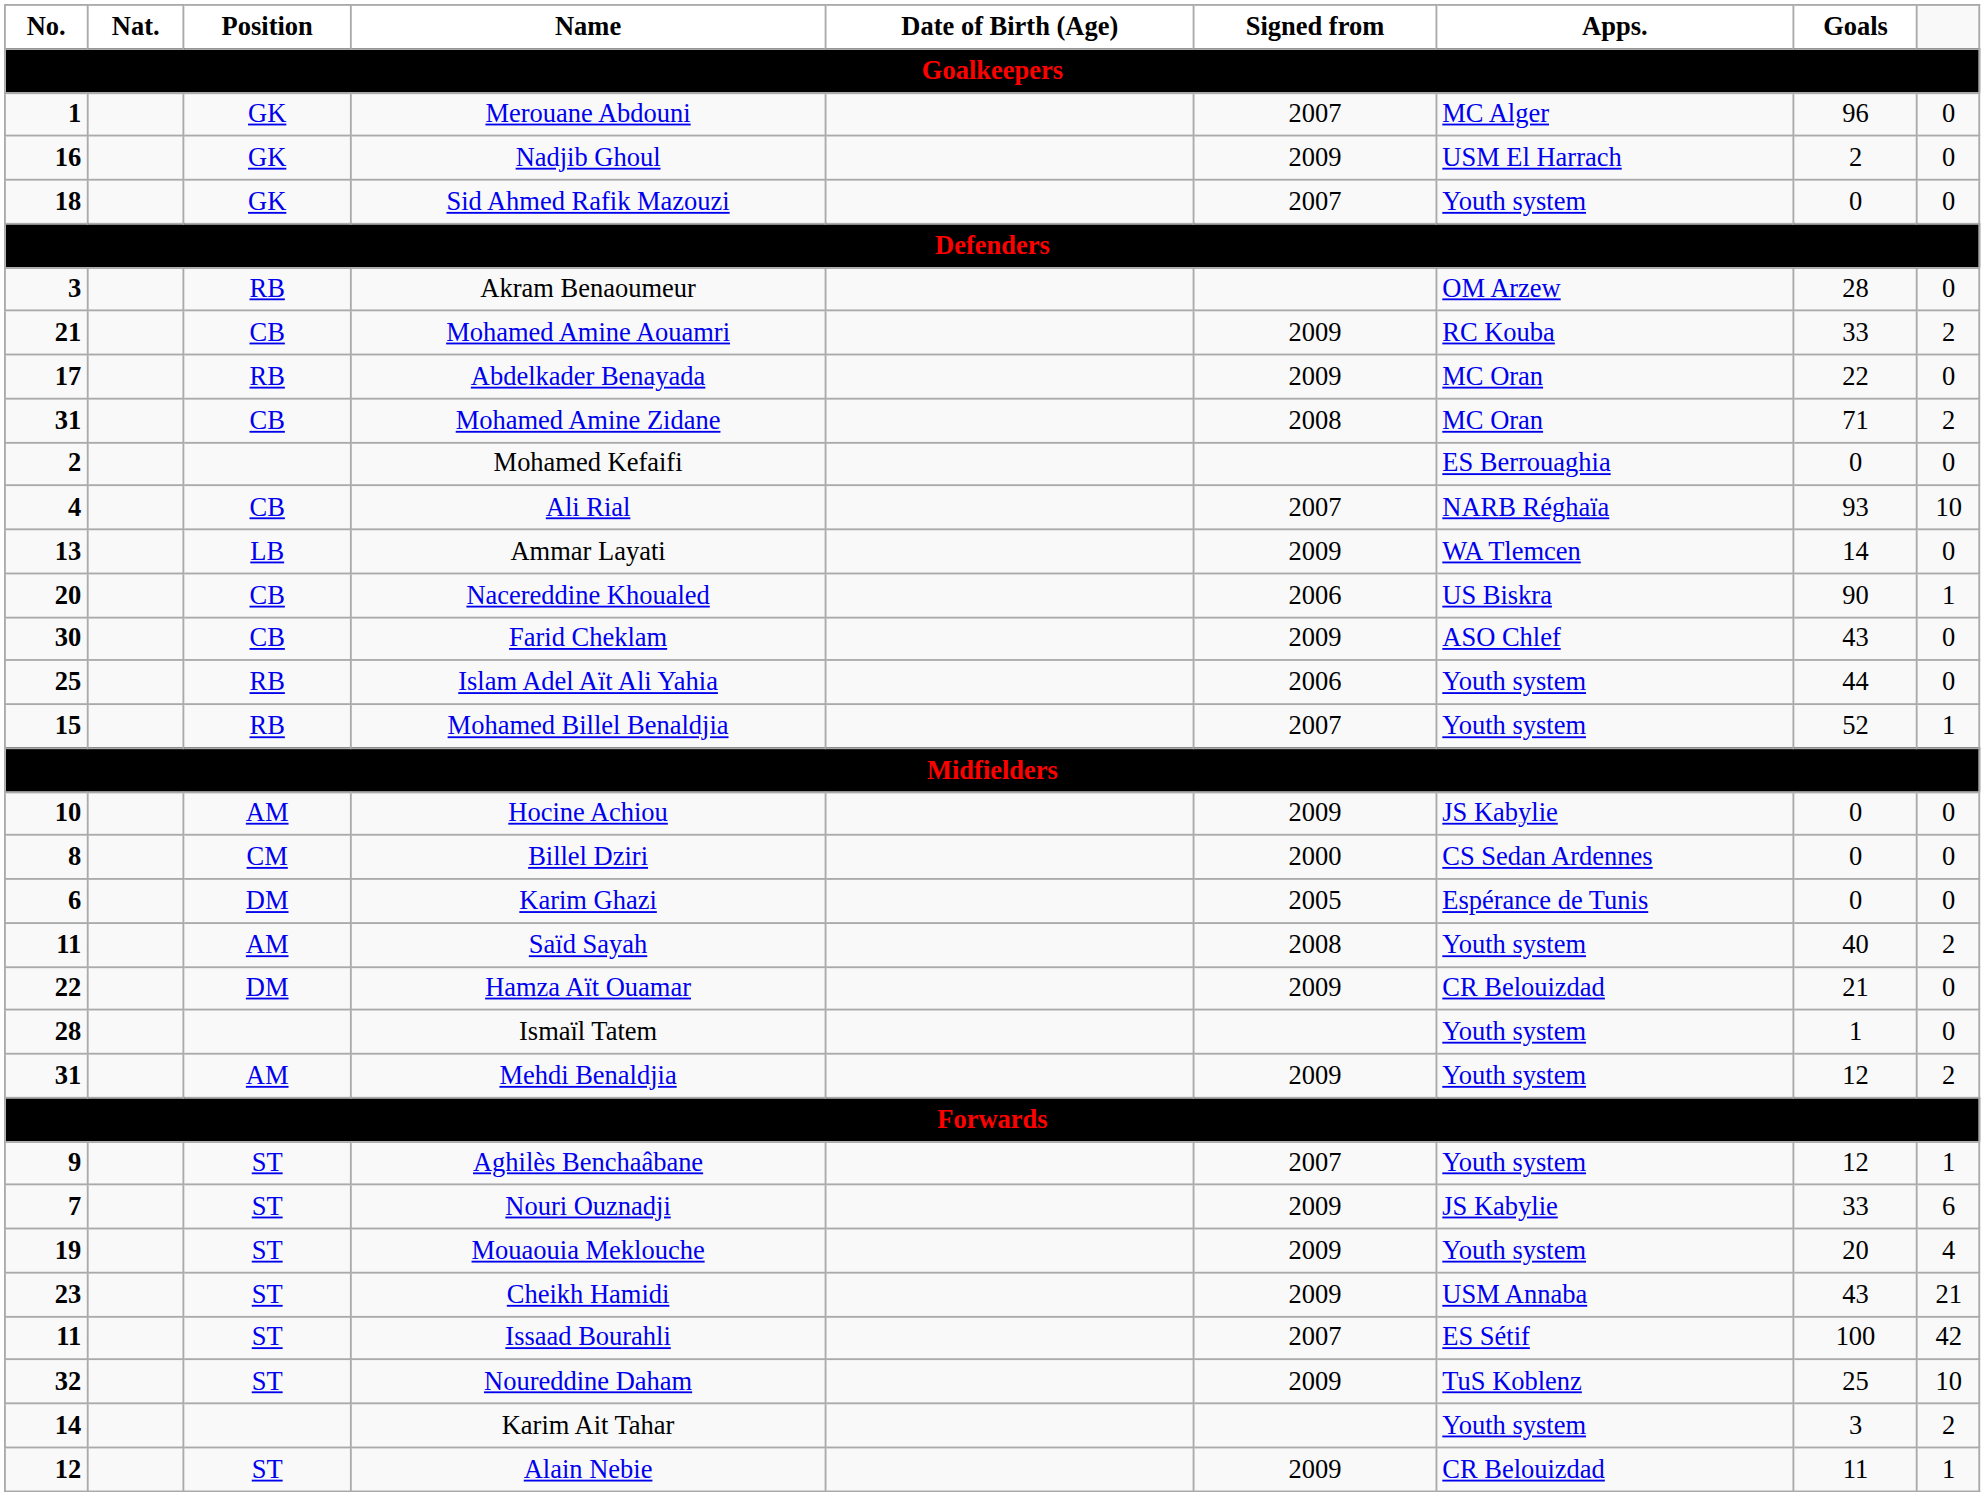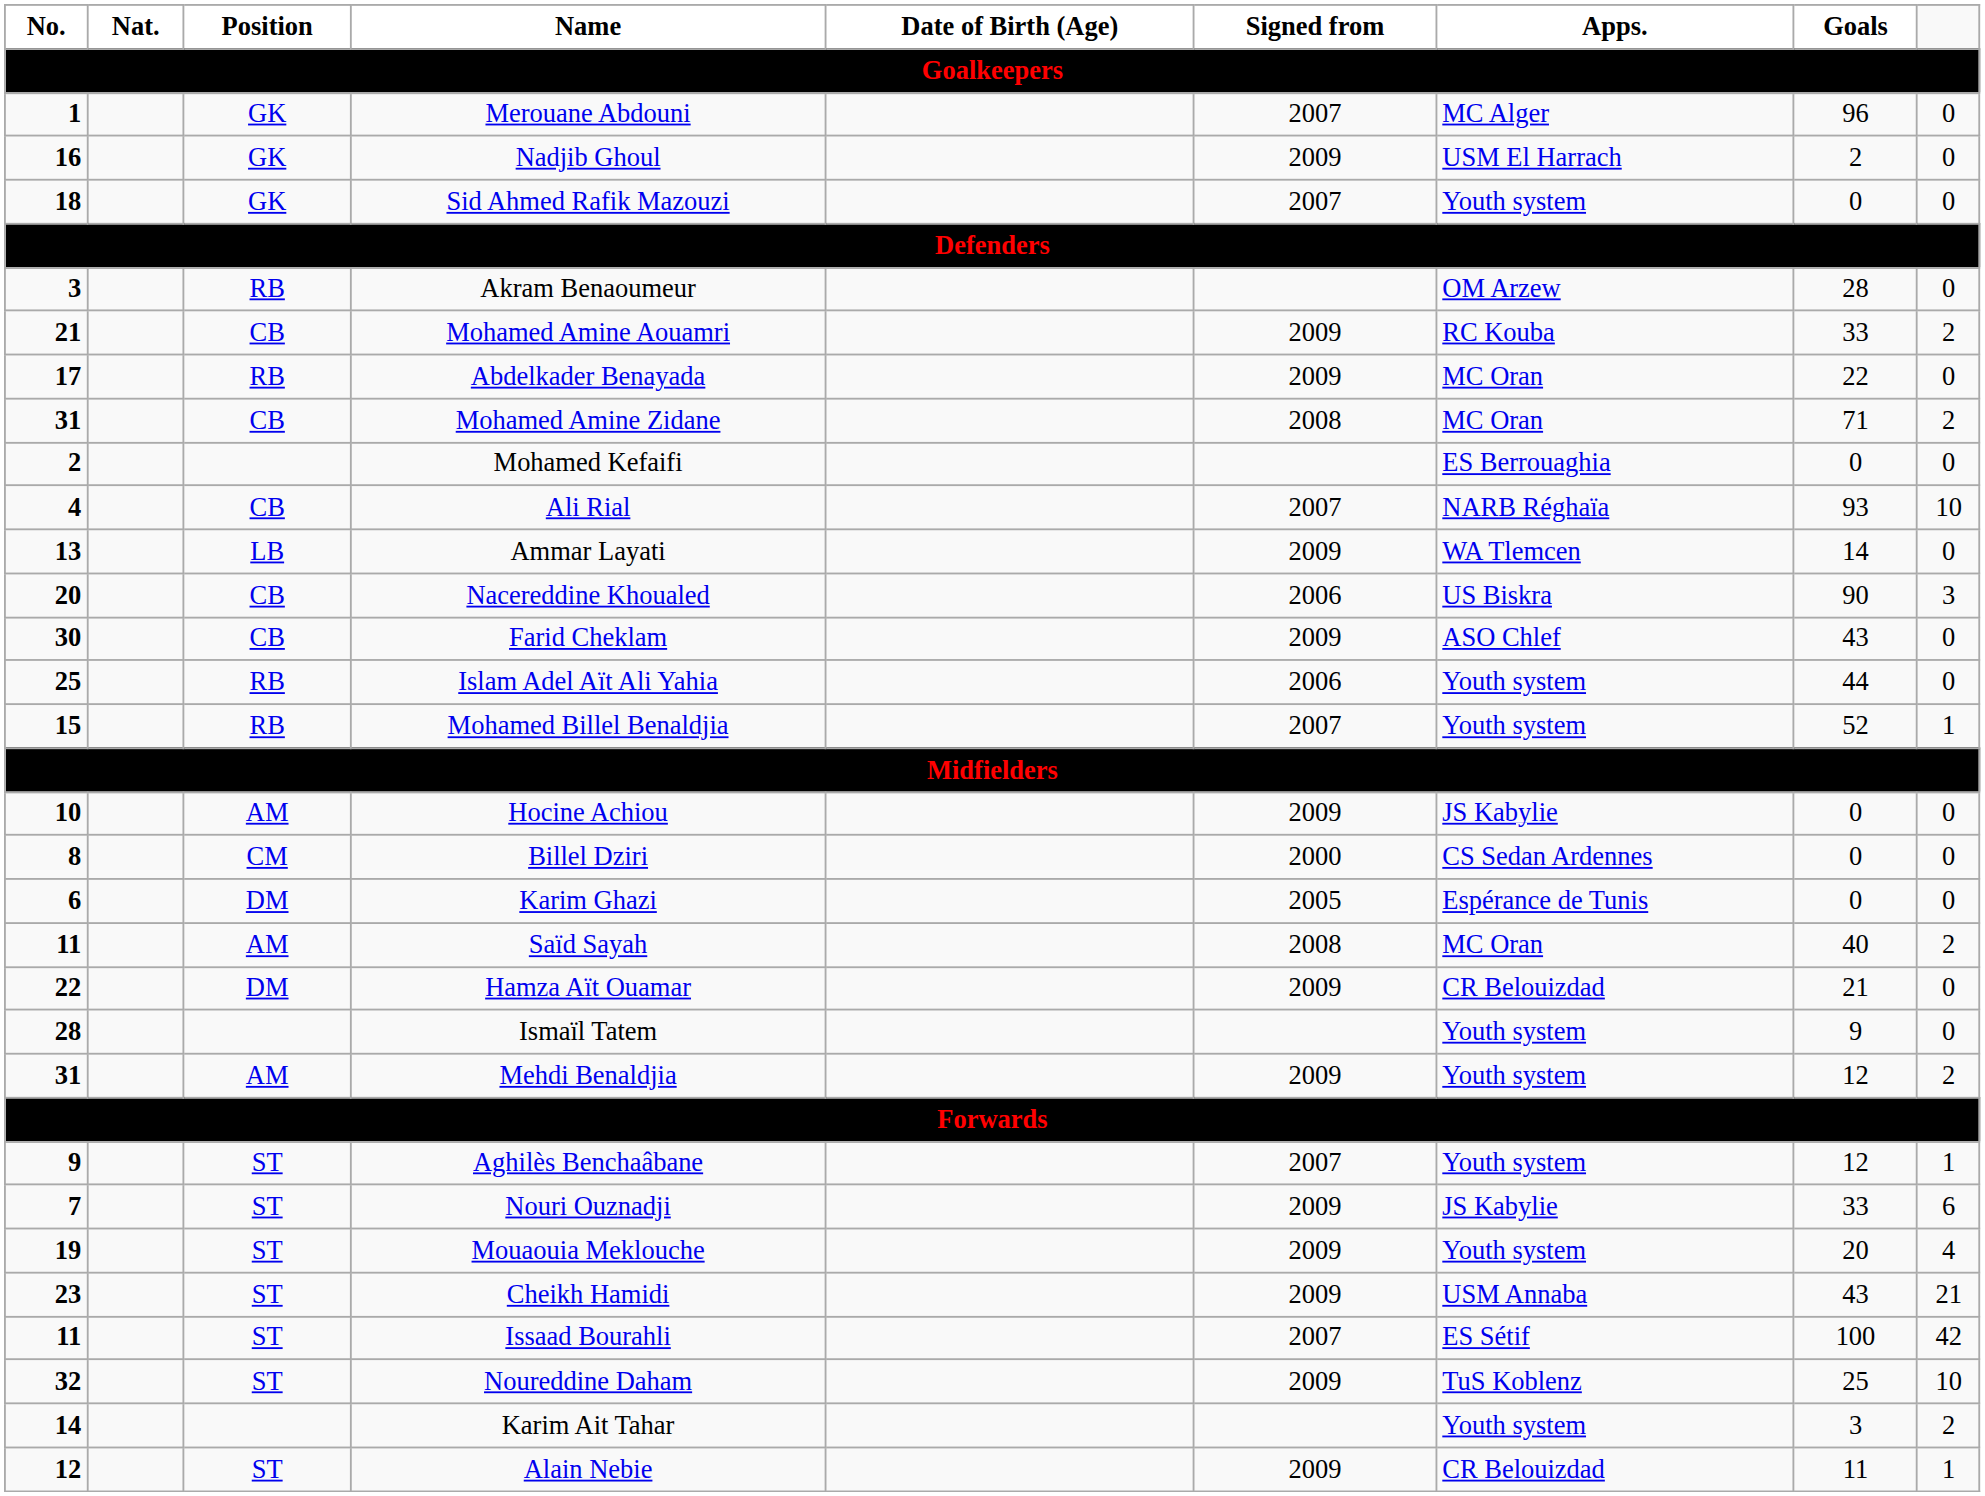(1949, 594) 1 -> (1949, 594) 3
(1514, 944) Youth system -> (1493, 944) MC Oran
(1856, 1031) 1 -> (1856, 1031) 9
